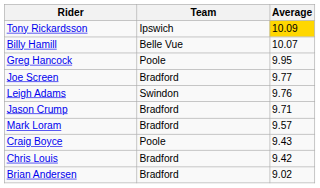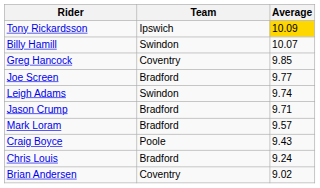(161, 45) Belle Vue -> (159, 45) Swindon
(152, 61) Poole -> (160, 61) Coventry
(282, 61) 9.95 -> (282, 61) 9.85
(282, 93) 9.76 -> (282, 93) 9.74
(282, 158) 9.42 -> (282, 158) 9.24
(159, 175) Bradford -> (160, 175) Coventry
